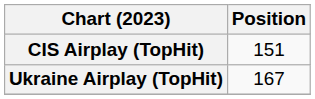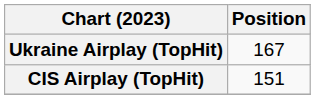rows swapped: (116, 49) <-> (116, 79)
